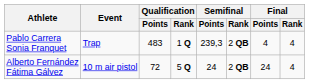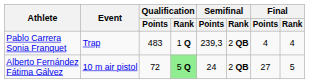(184, 67) no background -> (184, 67) lightgreen background
(265, 67) 24 -> (265, 67) 27
(292, 67) 4 -> (292, 67) 5
